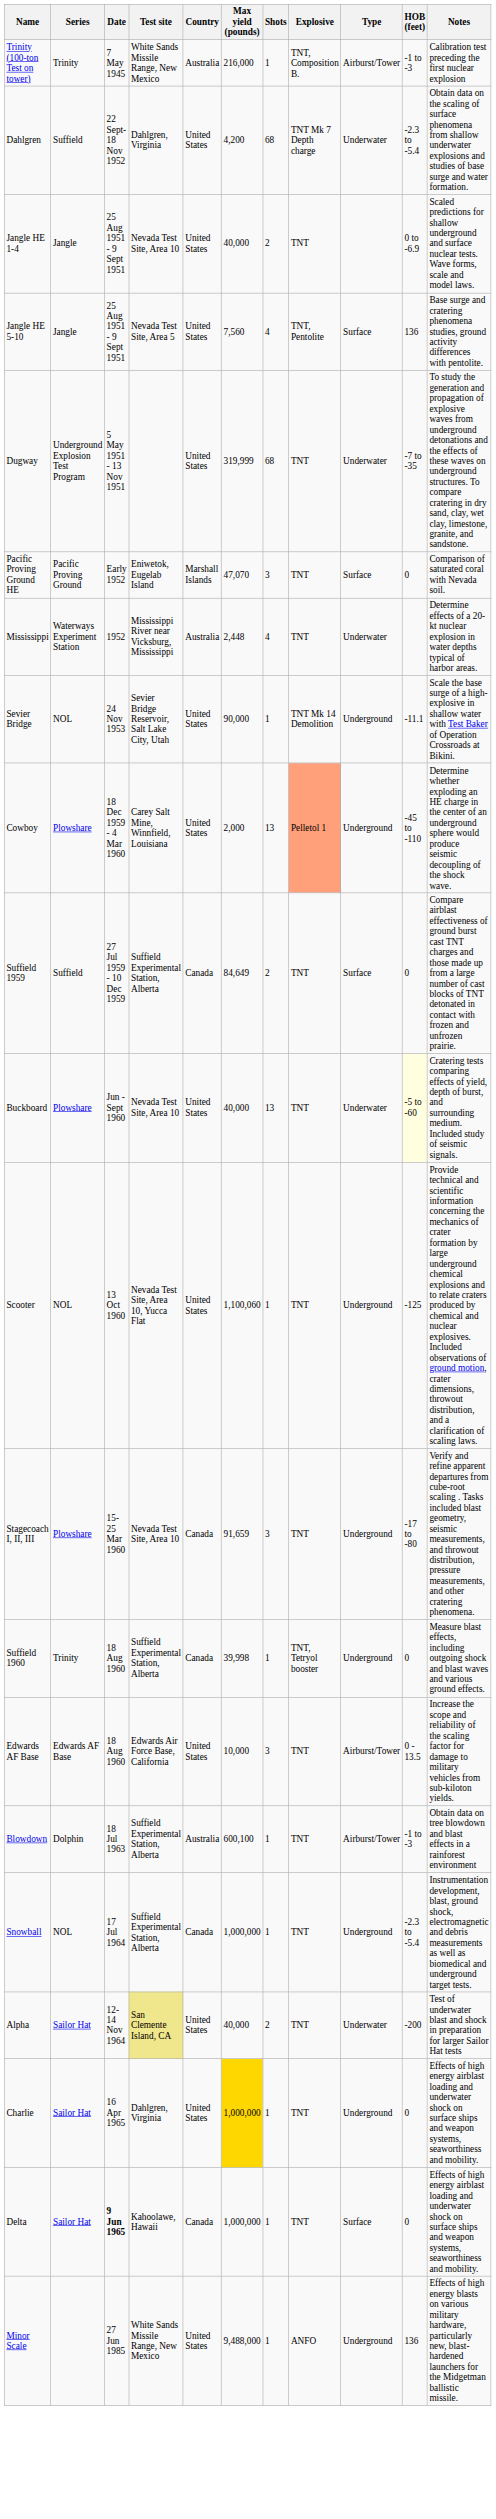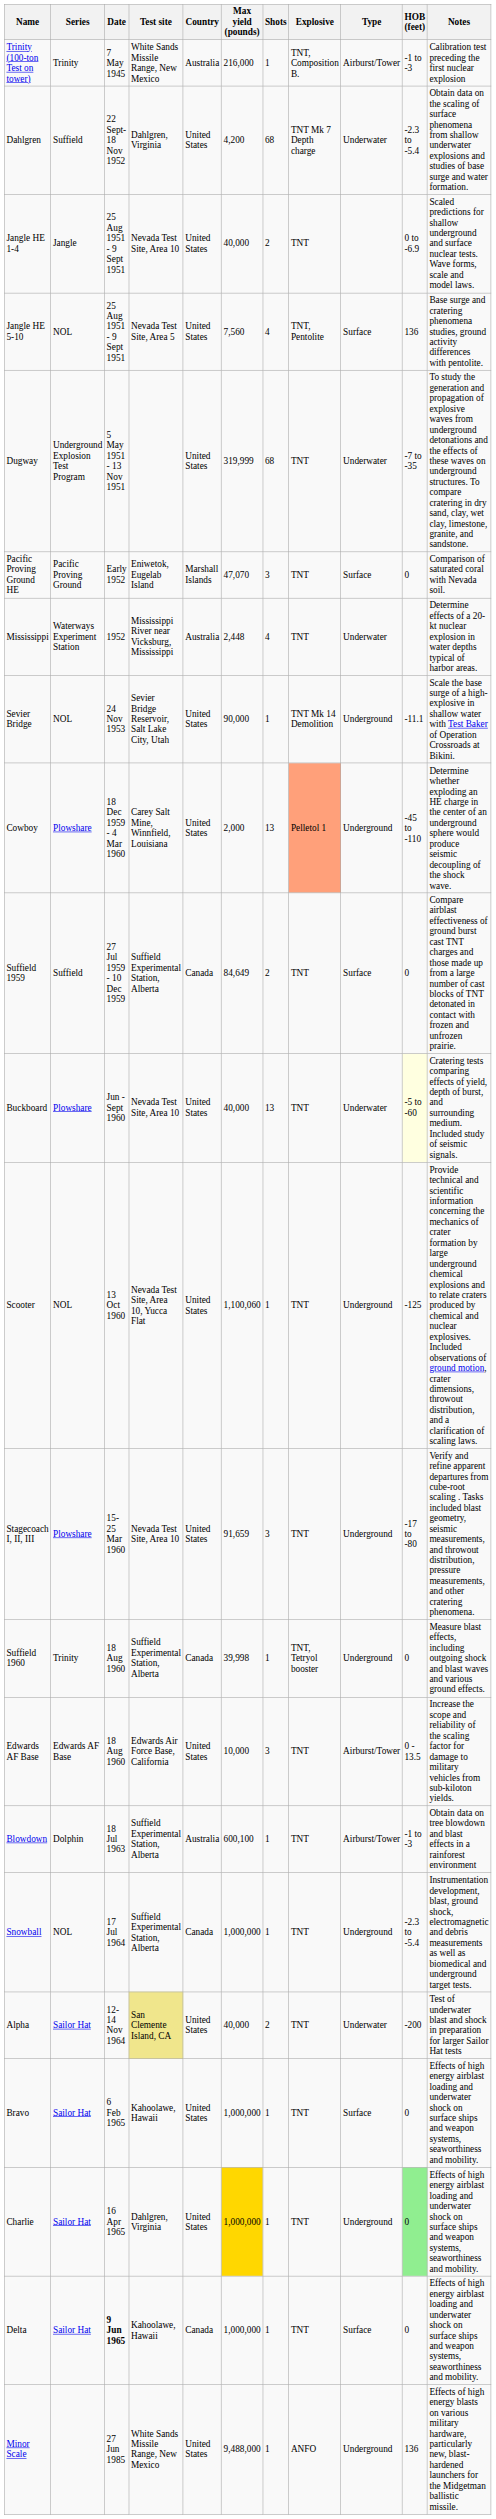(65, 331) Jangle -> (63, 331) NOL
(199, 1534) Canada -> (198, 1534) United States
+ row: (18, 2113)
(407, 2113) no background -> (407, 2221) lightgreen background
